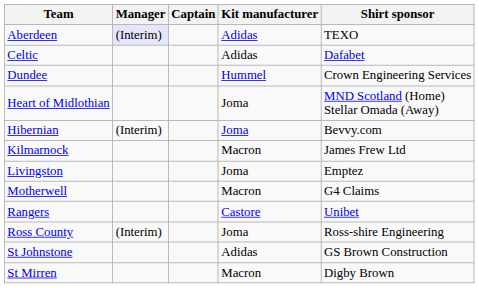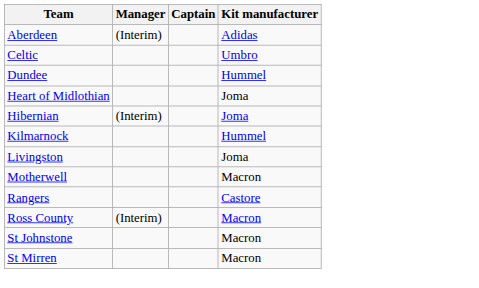- column: (398, 14)
(139, 34) lavender background -> (139, 34) no background
(239, 55) Adidas -> (239, 55) Umbro
(241, 150) Macron -> (244, 136) Hummel
(235, 232) Joma -> (241, 217) Macron
(239, 252) Adidas -> (241, 237) Macron
